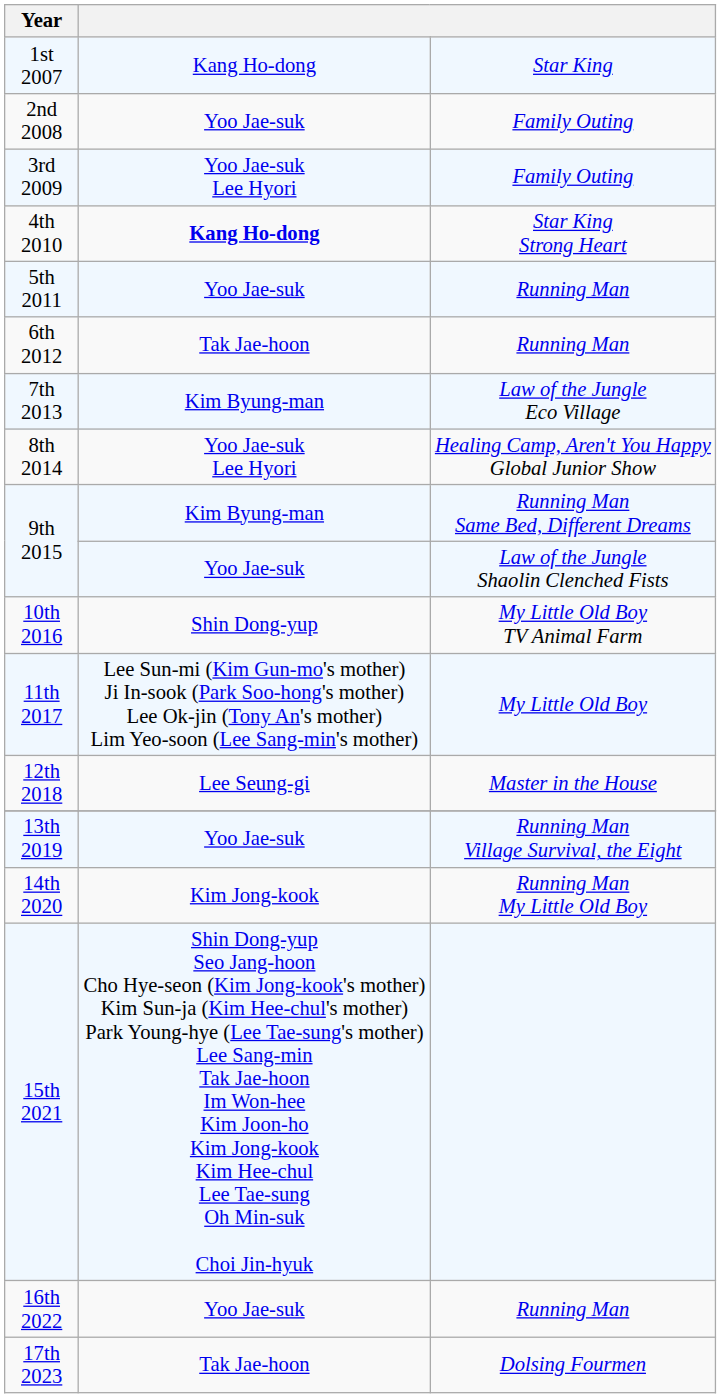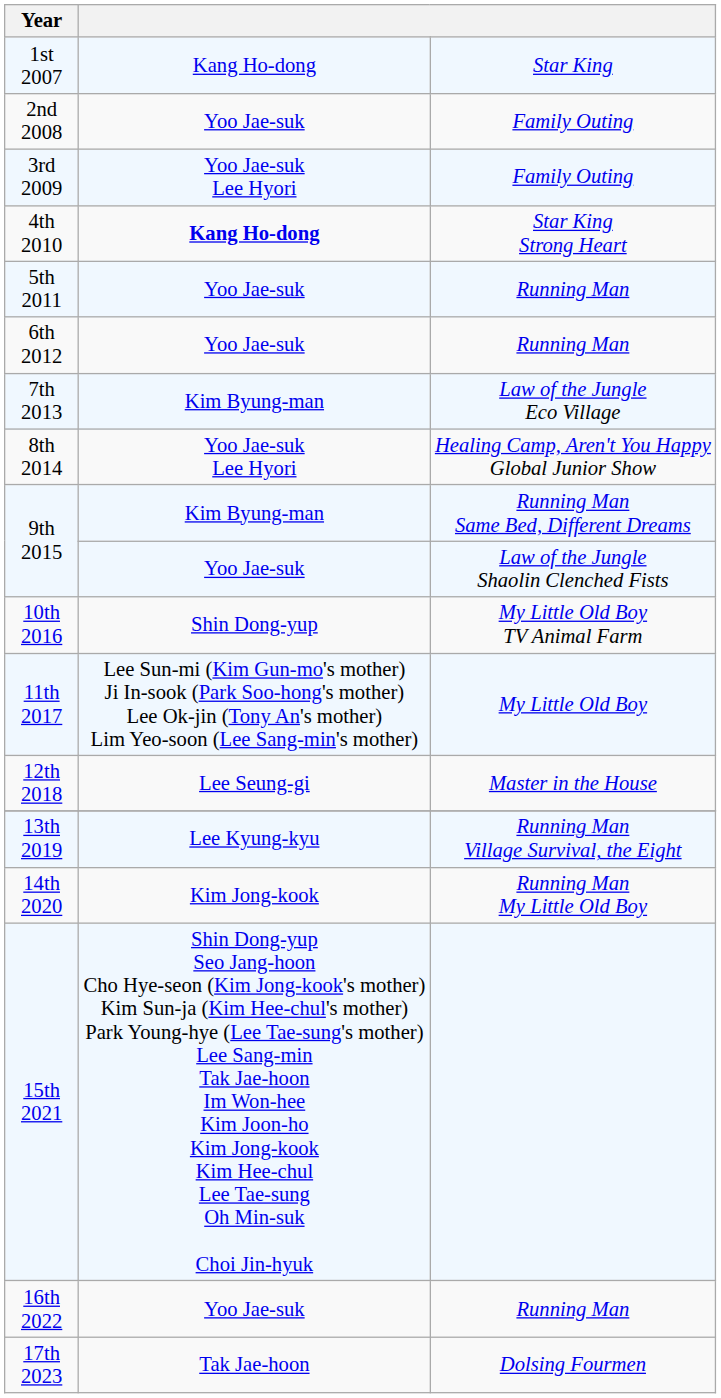(254, 344) Tak Jae-hoon -> (254, 344) Yoo Jae-suk
(254, 839) Yoo Jae-suk -> (254, 839) Lee Kyung-kyu
